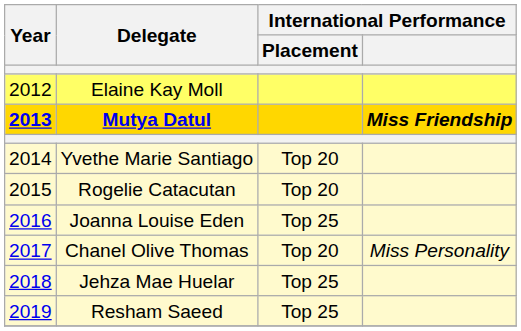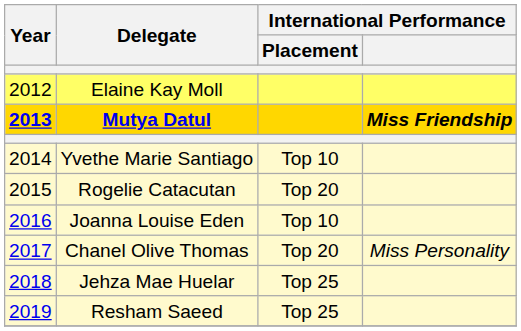(310, 159) Top 20 -> (310, 159) Top 10
(310, 220) Top 25 -> (310, 220) Top 10
